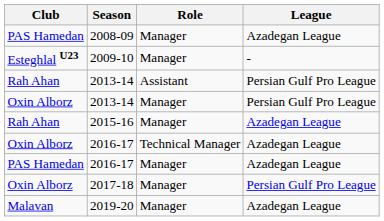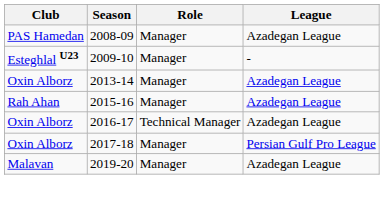- row: (112, 80)
(311, 101) Persian Gulf Pro League -> (294, 80) Azadegan League
- row: (112, 164)
